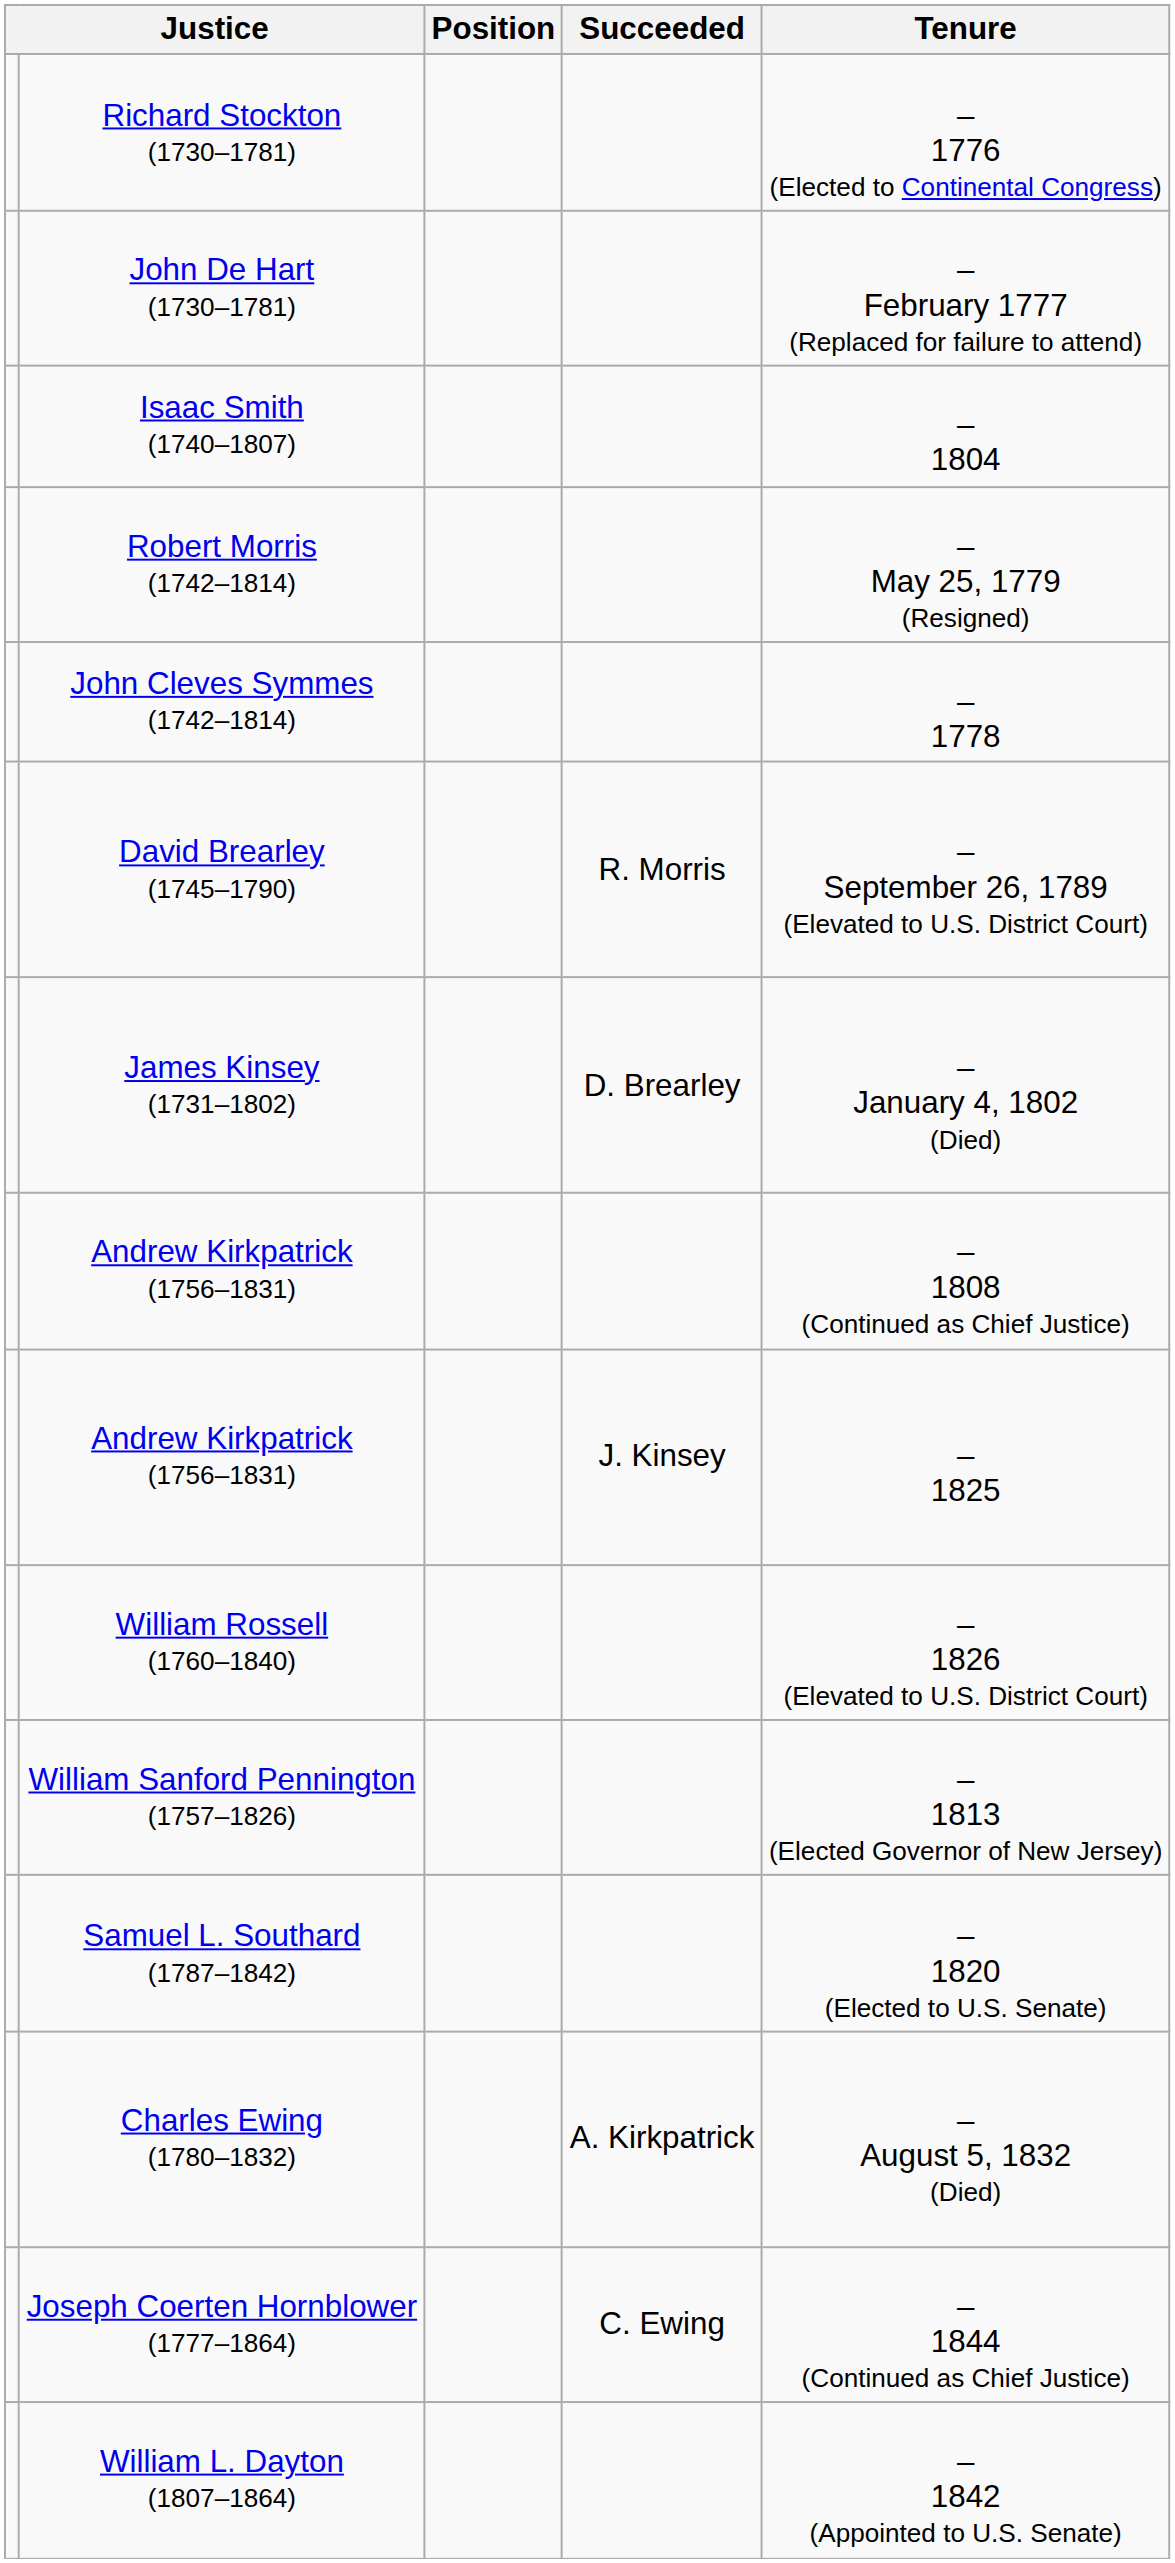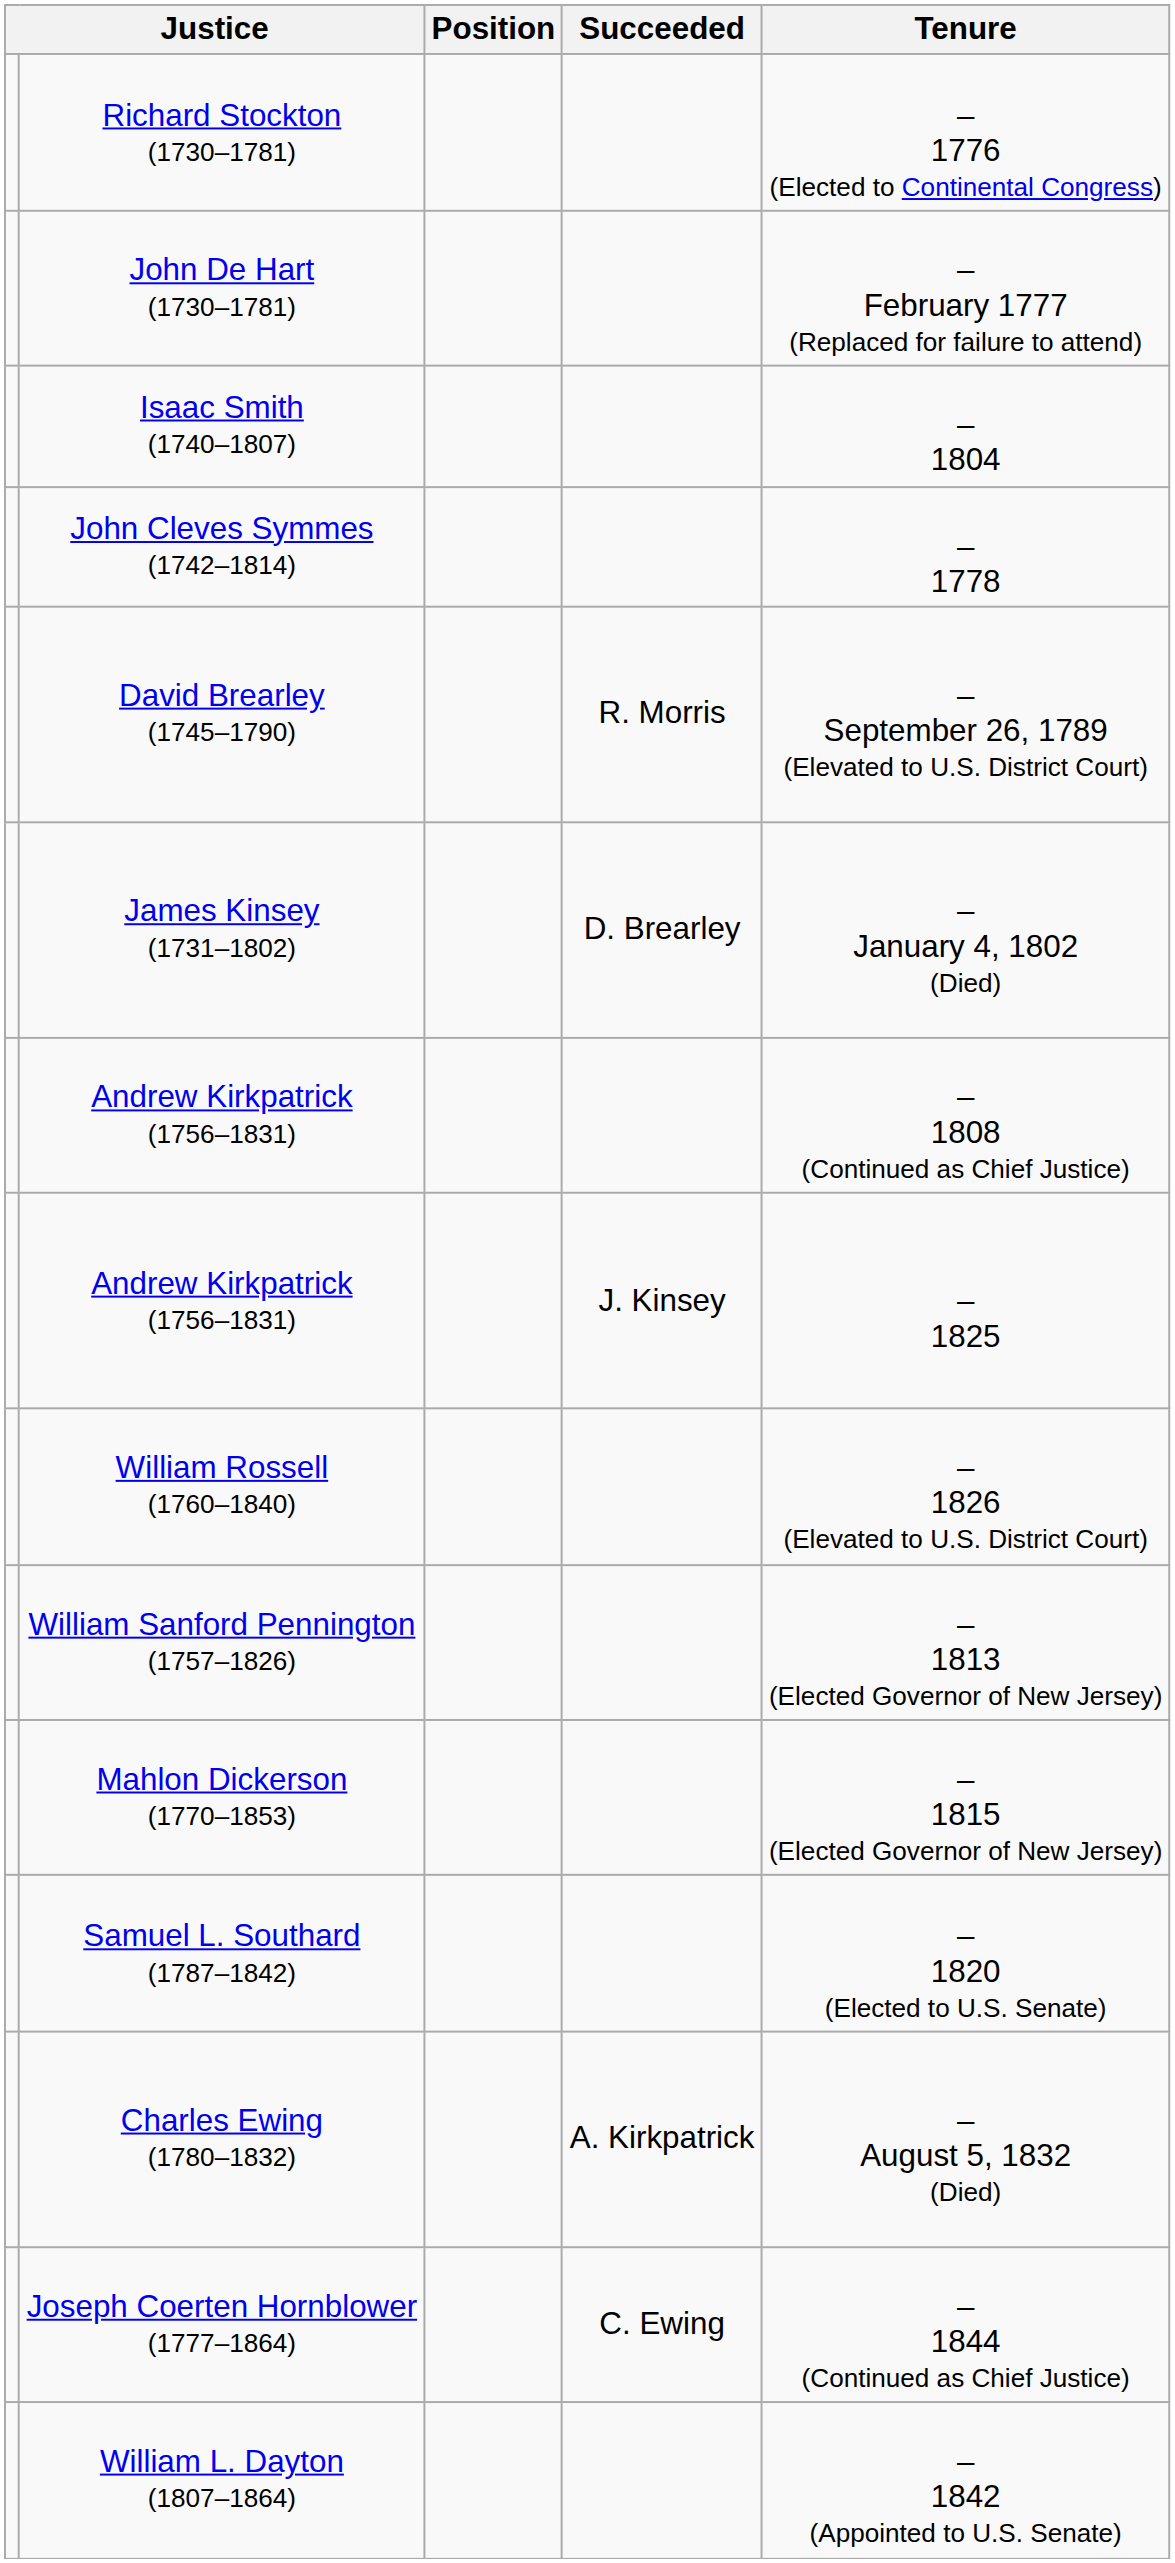- row: (222, 563)
+ row: (222, 1797)
